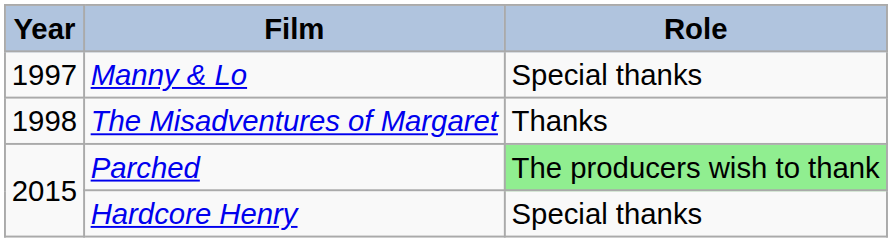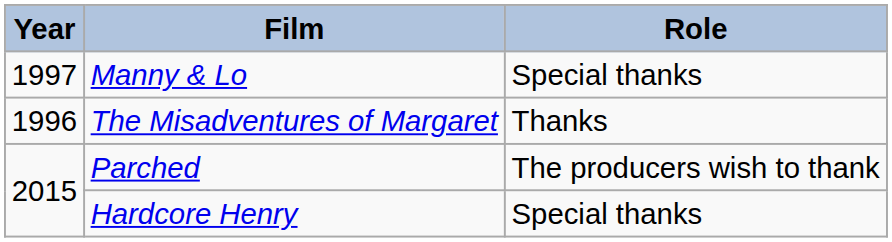(44, 121) 1998 -> (44, 121) 1996
(696, 168) lightgreen background -> (696, 168) no background
